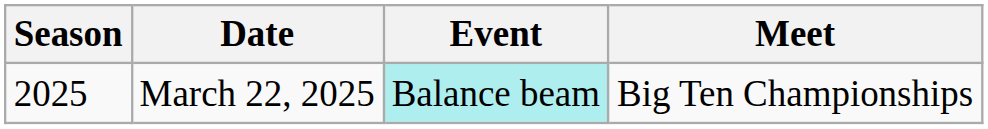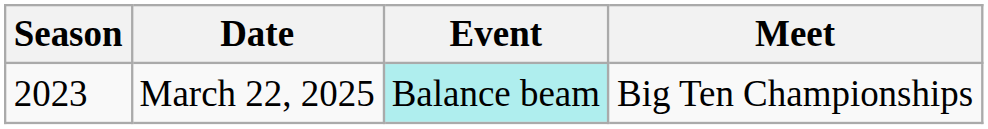(51, 92) 2025 -> (51, 92) 2023
